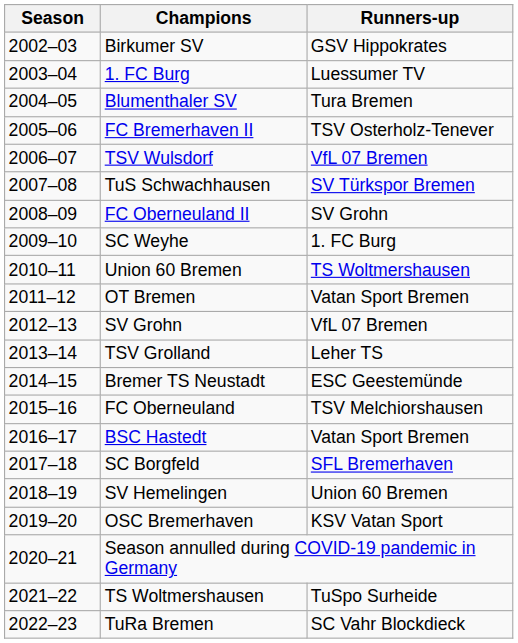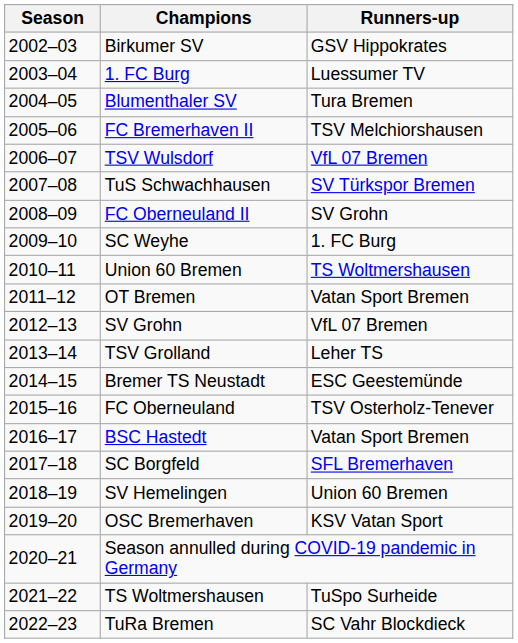(402, 130) TSV Osterholz-Tenever -> (397, 130) TSV Melchiorshausen
(397, 409) TSV Melchiorshausen -> (402, 409) TSV Osterholz-Tenever
